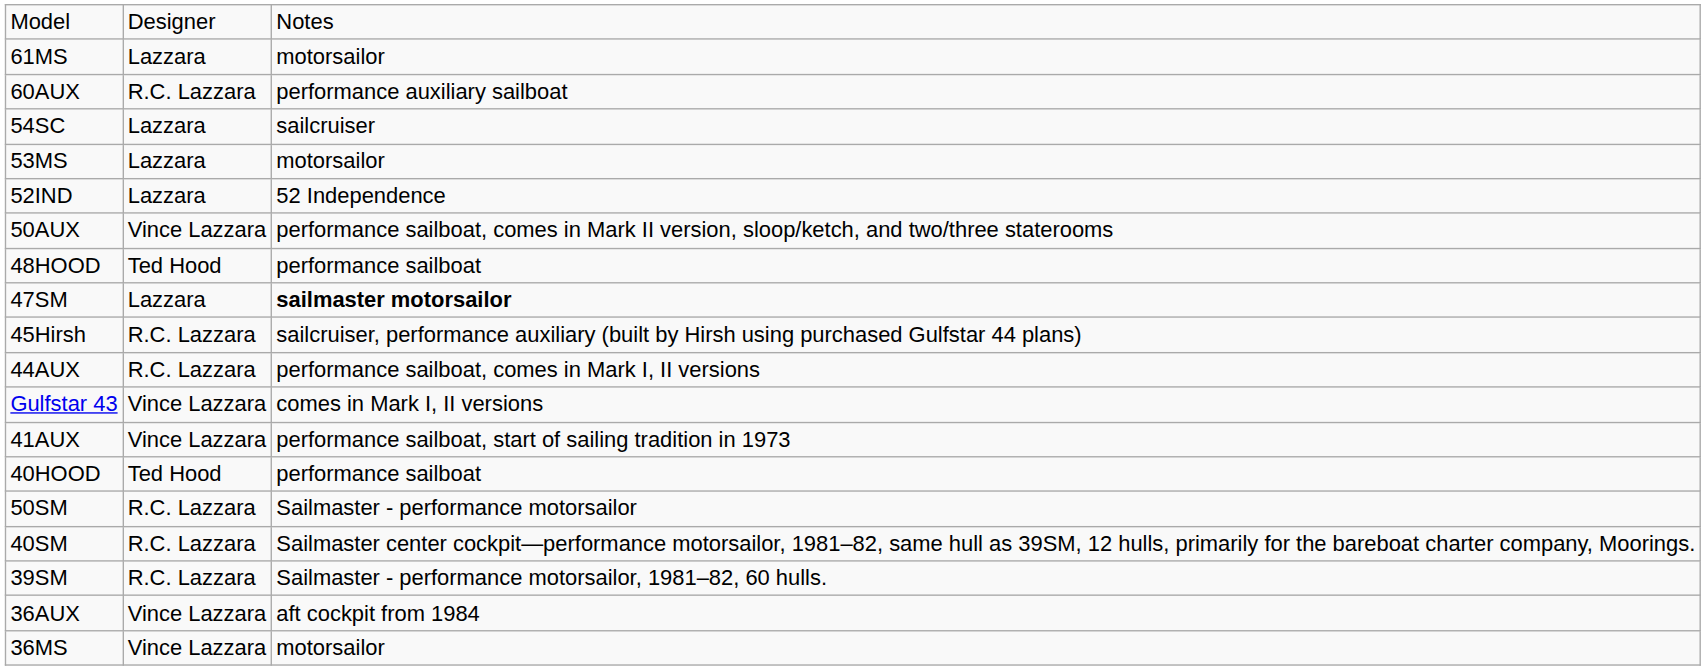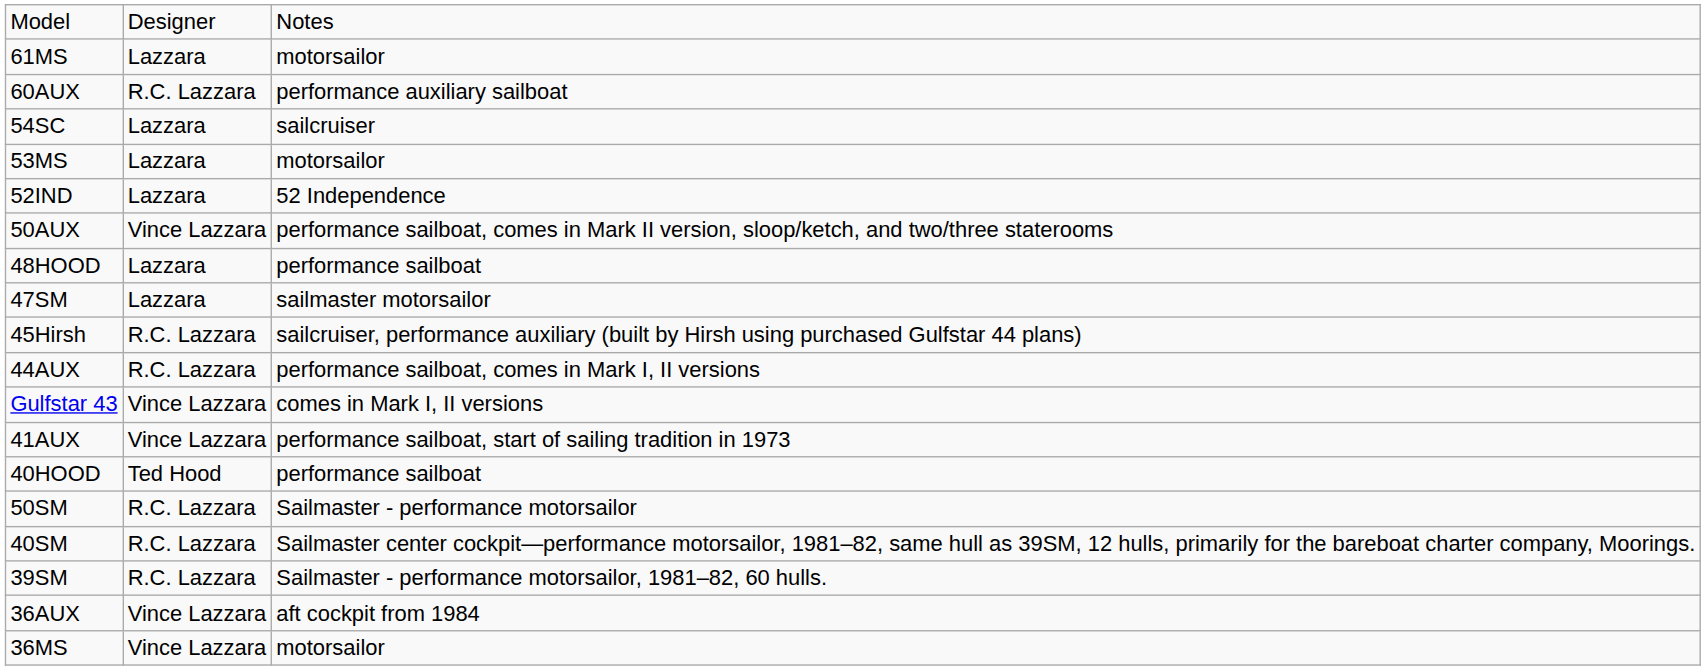(175, 265) Ted Hood -> (167, 265) Lazzara
(394, 299) bold -> (384, 299) normal
